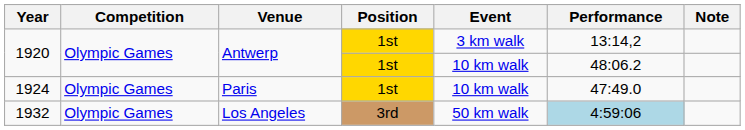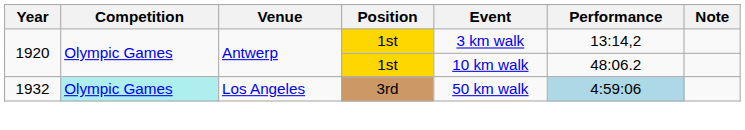- row: (33, 89)
(118, 113) no background -> (118, 89) paleturquoise background
